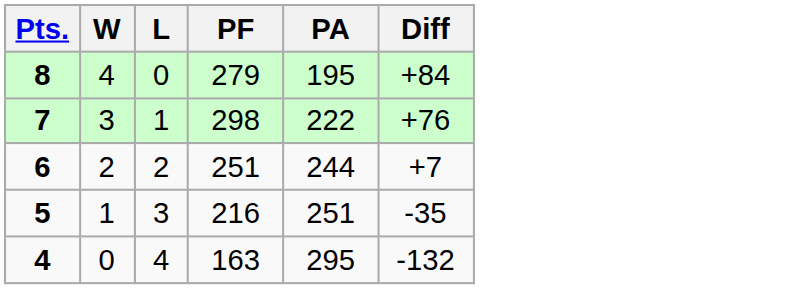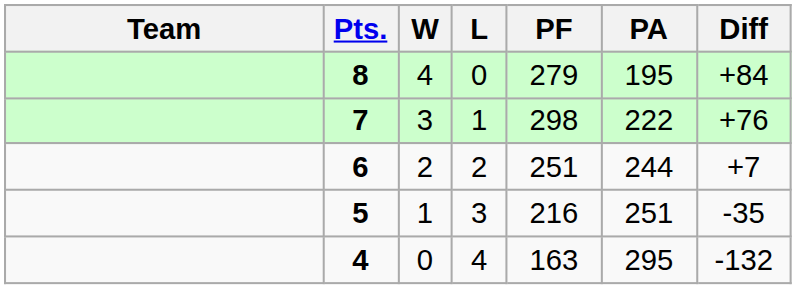+ column: (164, 28)
